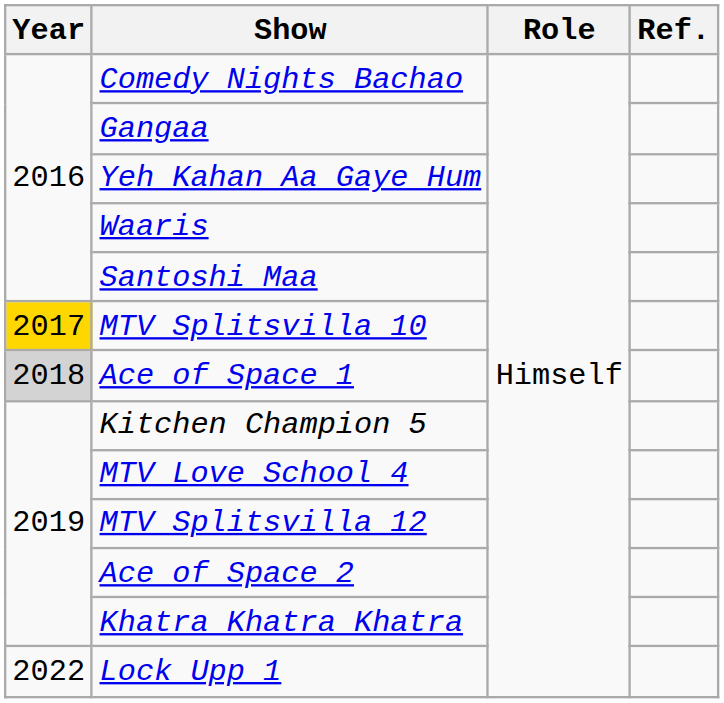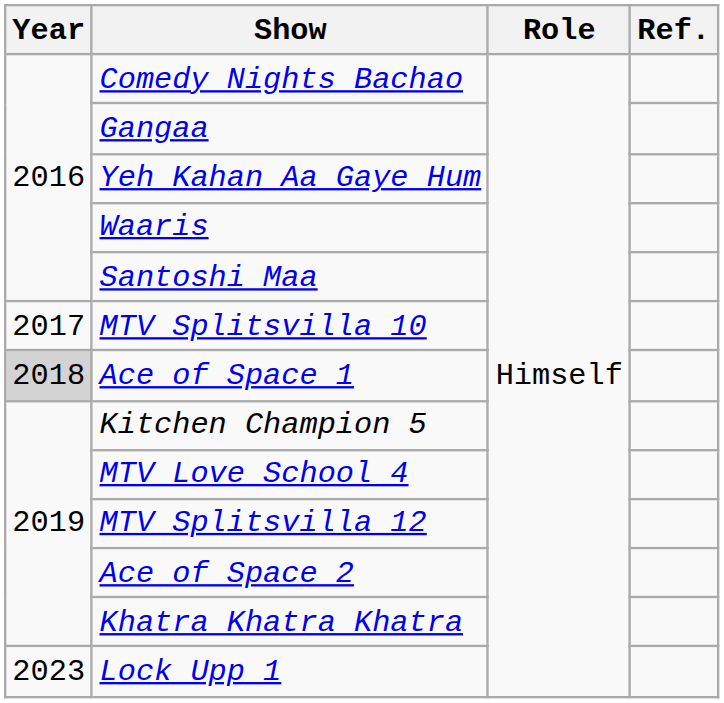(49, 326) gold background -> (49, 326) no background
(49, 672) 2022 -> (49, 672) 2023
